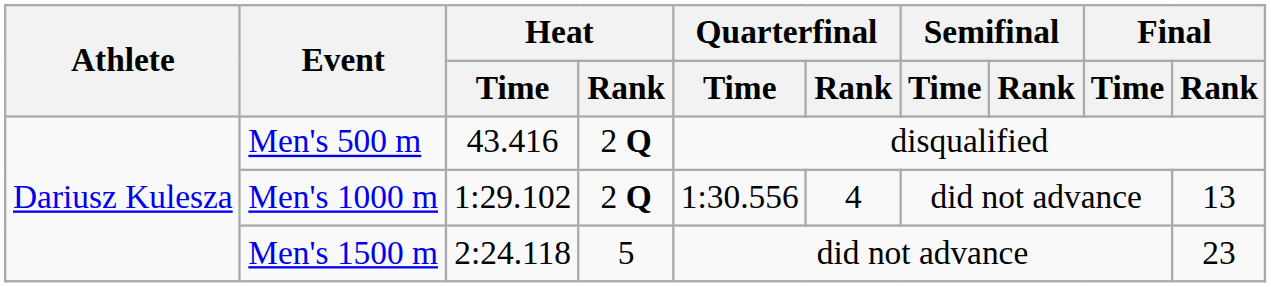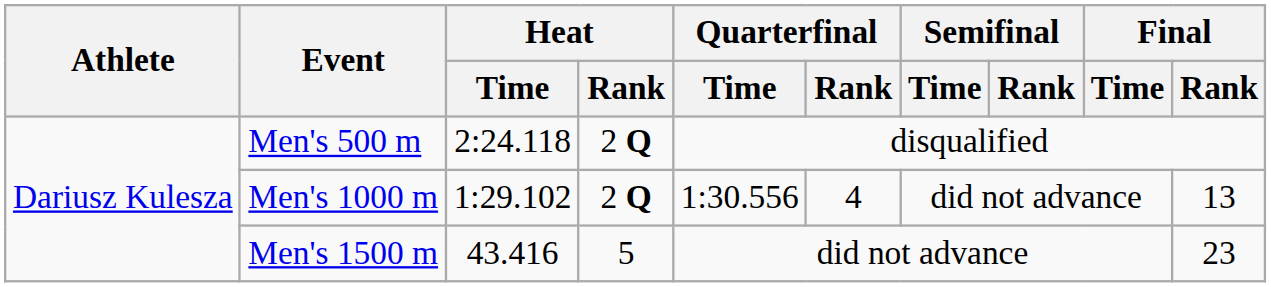(513, 142) 43.416 -> (513, 142) 2:24.118
(513, 252) 2:24.118 -> (513, 252) 43.416
